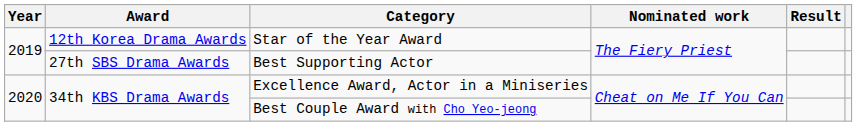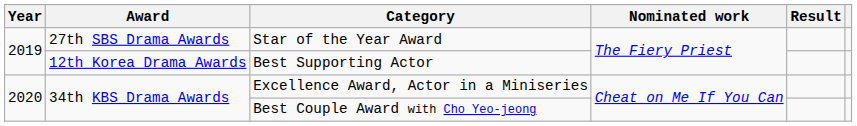(148, 40) 12th Korea Drama Awards -> (139, 40) 27th SBS Drama Awards
(139, 63) 27th SBS Drama Awards -> (148, 63) 12th Korea Drama Awards
